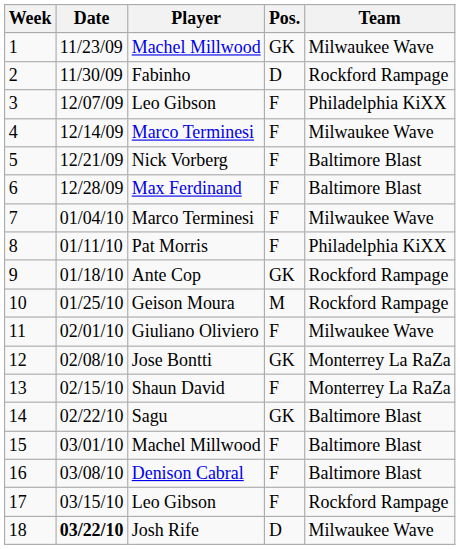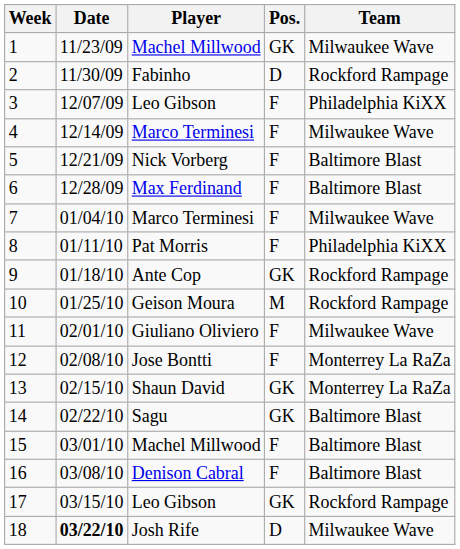(282, 359) GK -> (274, 359) F
(274, 388) F -> (282, 388) GK
(274, 501) F -> (282, 501) GK
